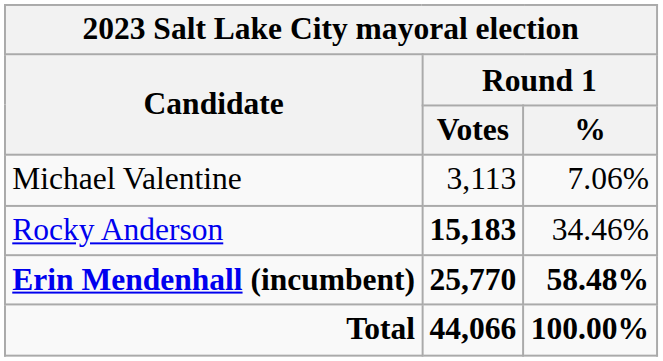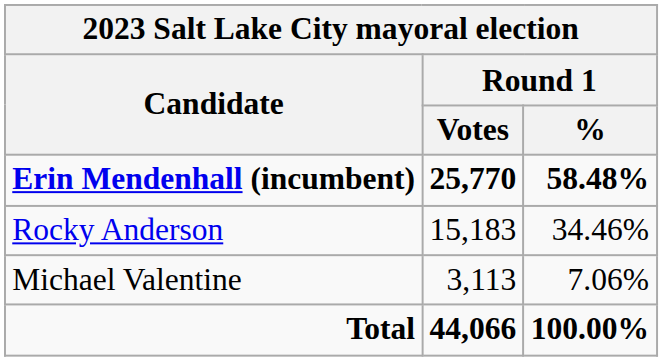rows swapped: (214, 279) <-> (127, 179)
(473, 229) bold -> (473, 229) normal
